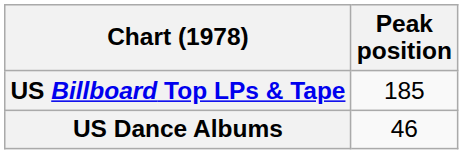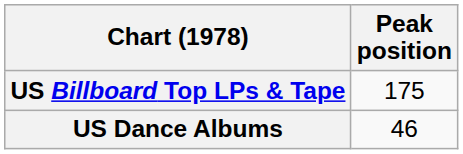(404, 90) 185 -> (404, 90) 175
